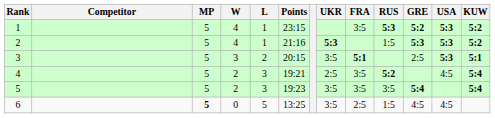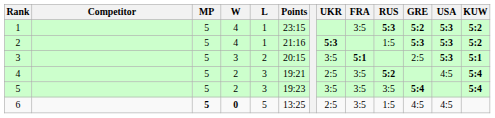(236, 105) normal -> (236, 105) bold
(331, 105) 3:5 -> (331, 105) 2:5
(360, 105) 2:5 -> (360, 105) 3:5
